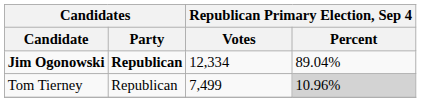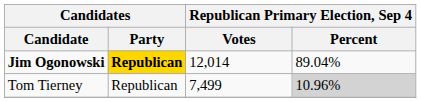(147, 62) no background -> (147, 62) gold background
(209, 62) 12,334 -> (209, 62) 12,014
